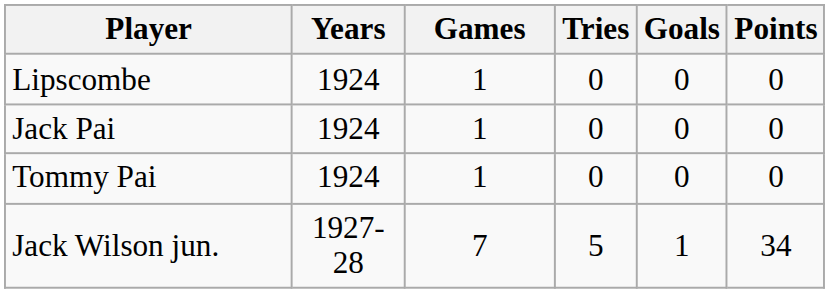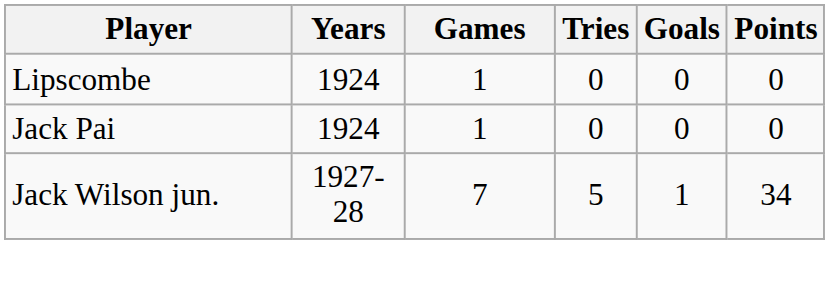- row: (84, 177)
